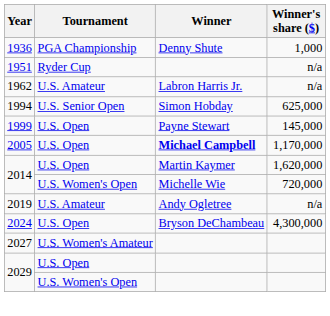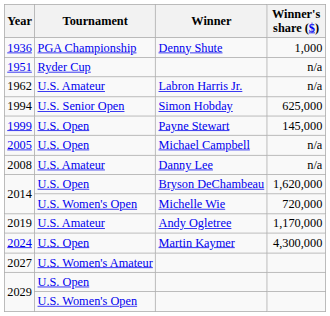(207, 145) bold -> (204, 145) normal
(296, 145) 1,170,000 -> (315, 145) n/a
+ row: (20, 164)
(197, 164) Martin Kaymer -> (211, 184) Bryson DeChambeau
(315, 203) n/a -> (296, 223) 1,170,000
(211, 223) Bryson DeChambeau -> (197, 243) Martin Kaymer
